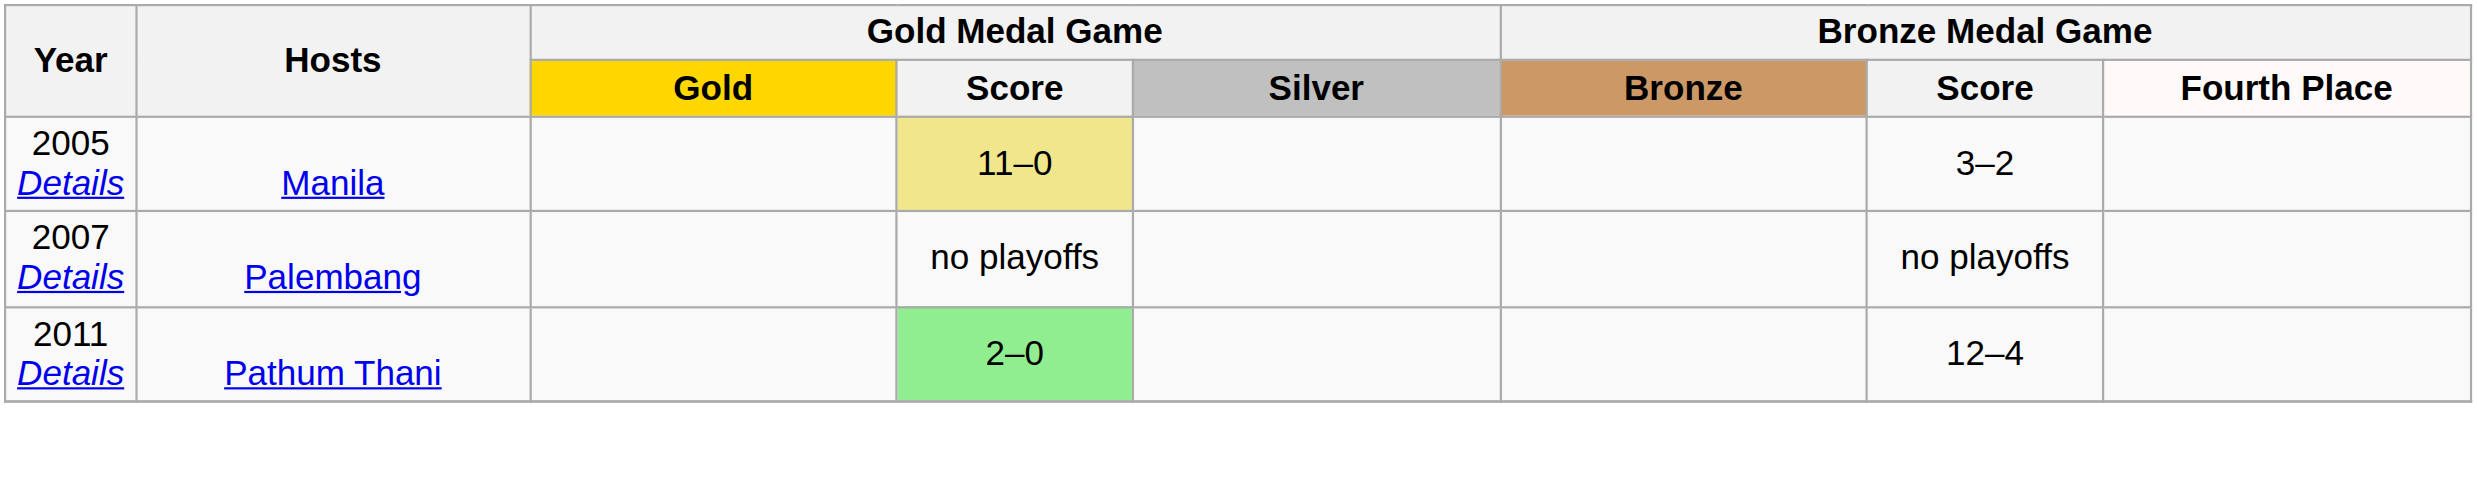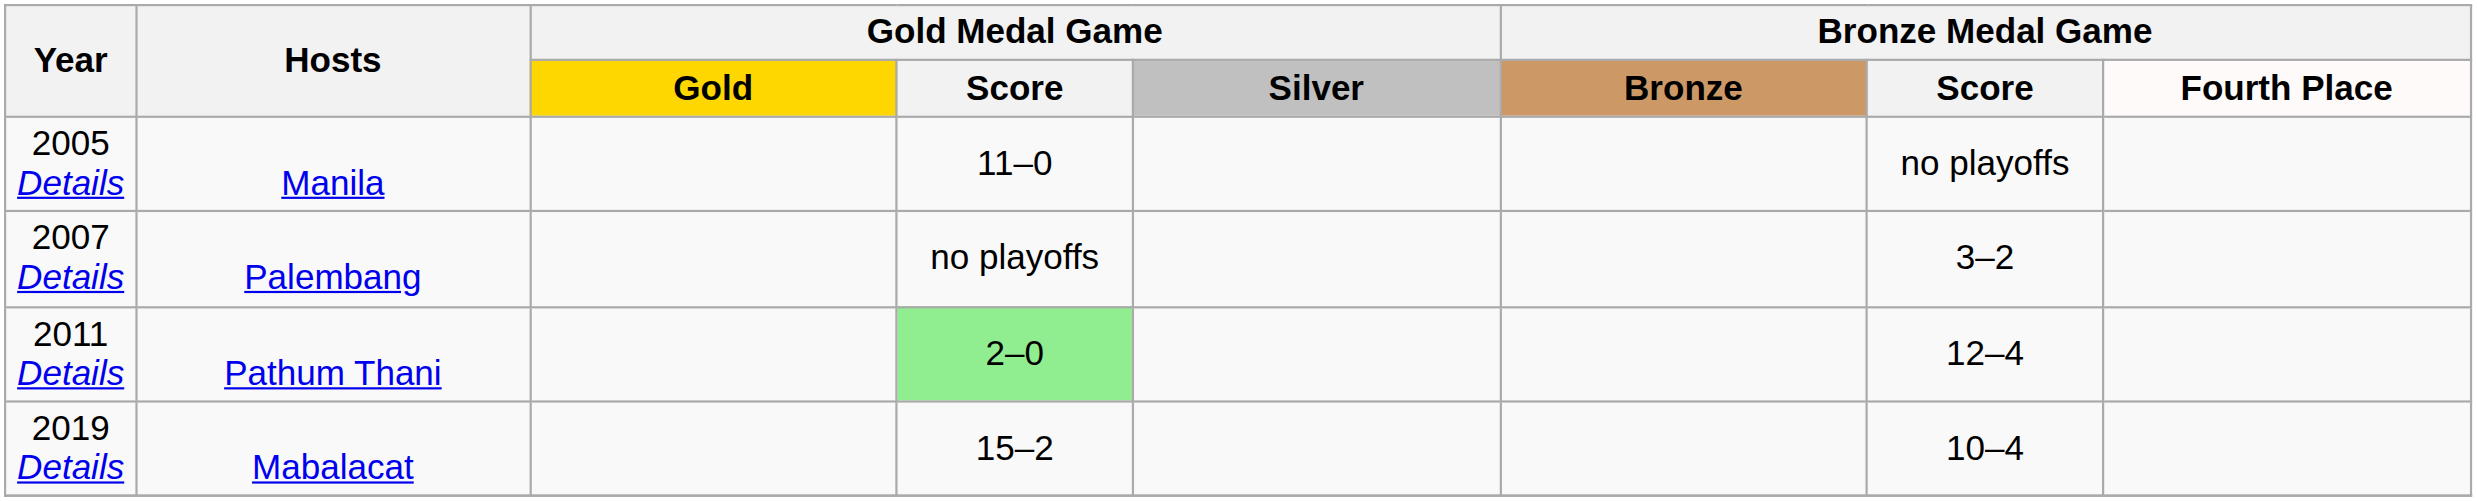(1015, 163) khaki background -> (1015, 163) no background
(1985, 163) 3–2 -> (1985, 163) no playoffs
(1985, 258) no playoffs -> (1985, 258) 3–2
+ row: (71, 448)
